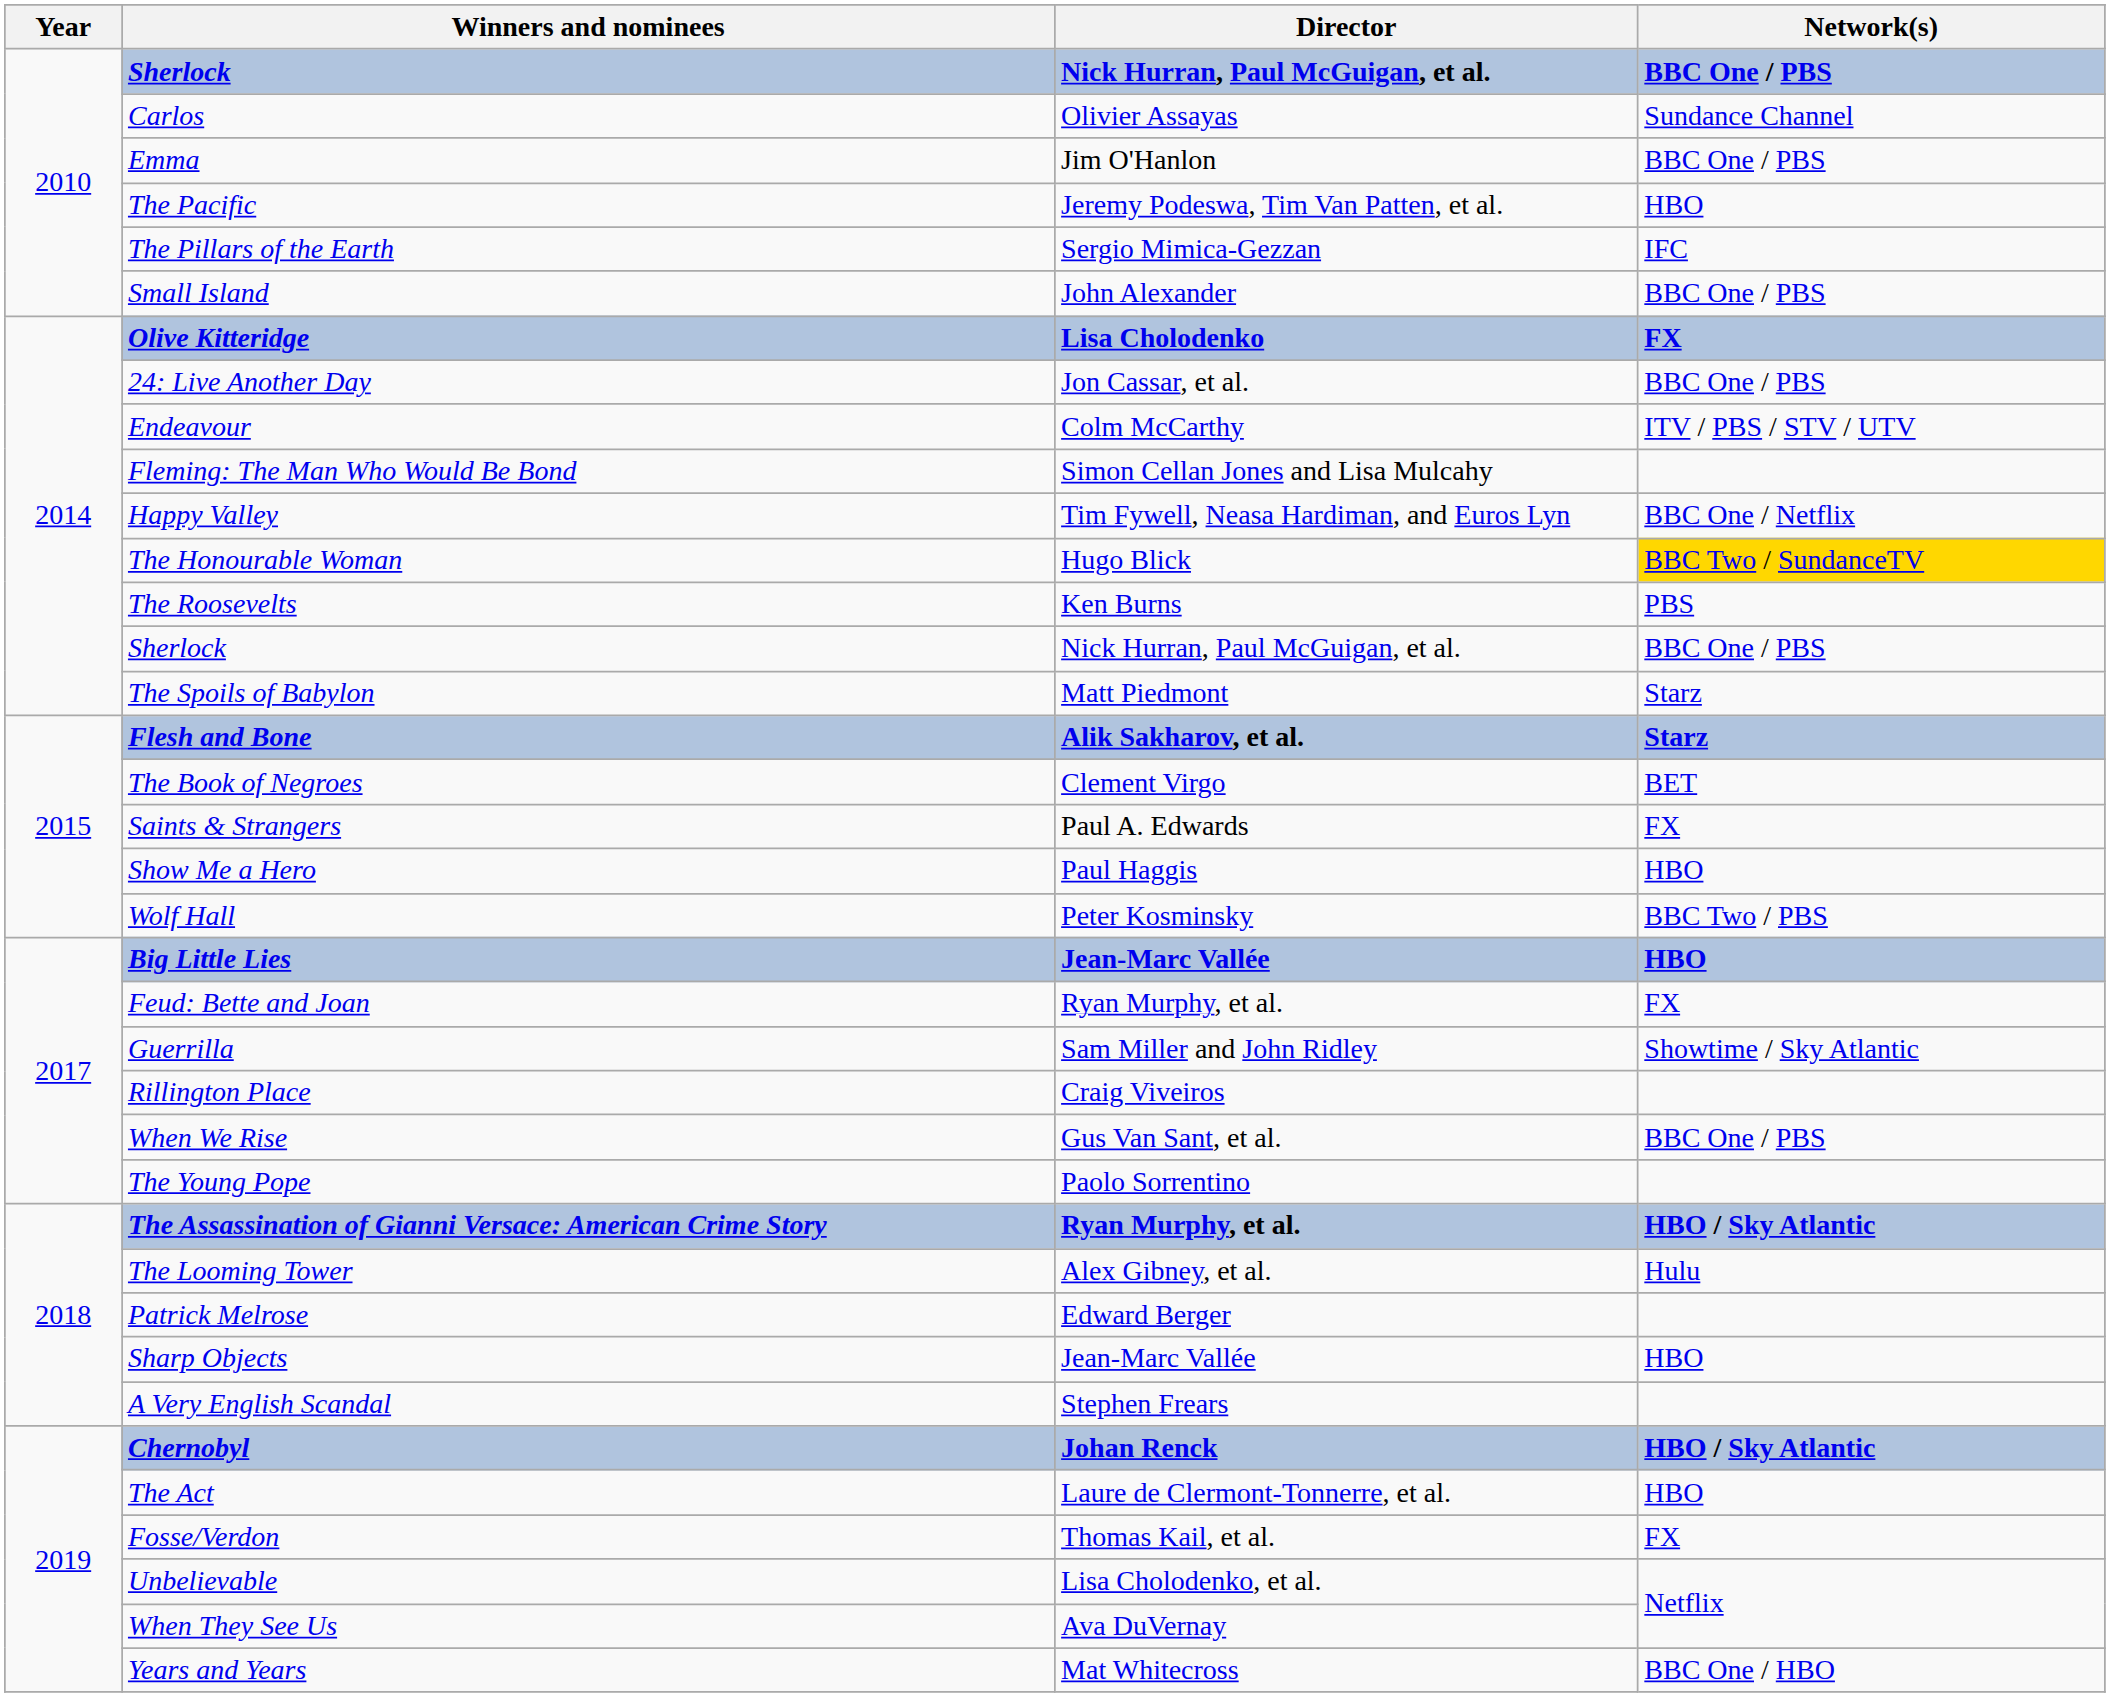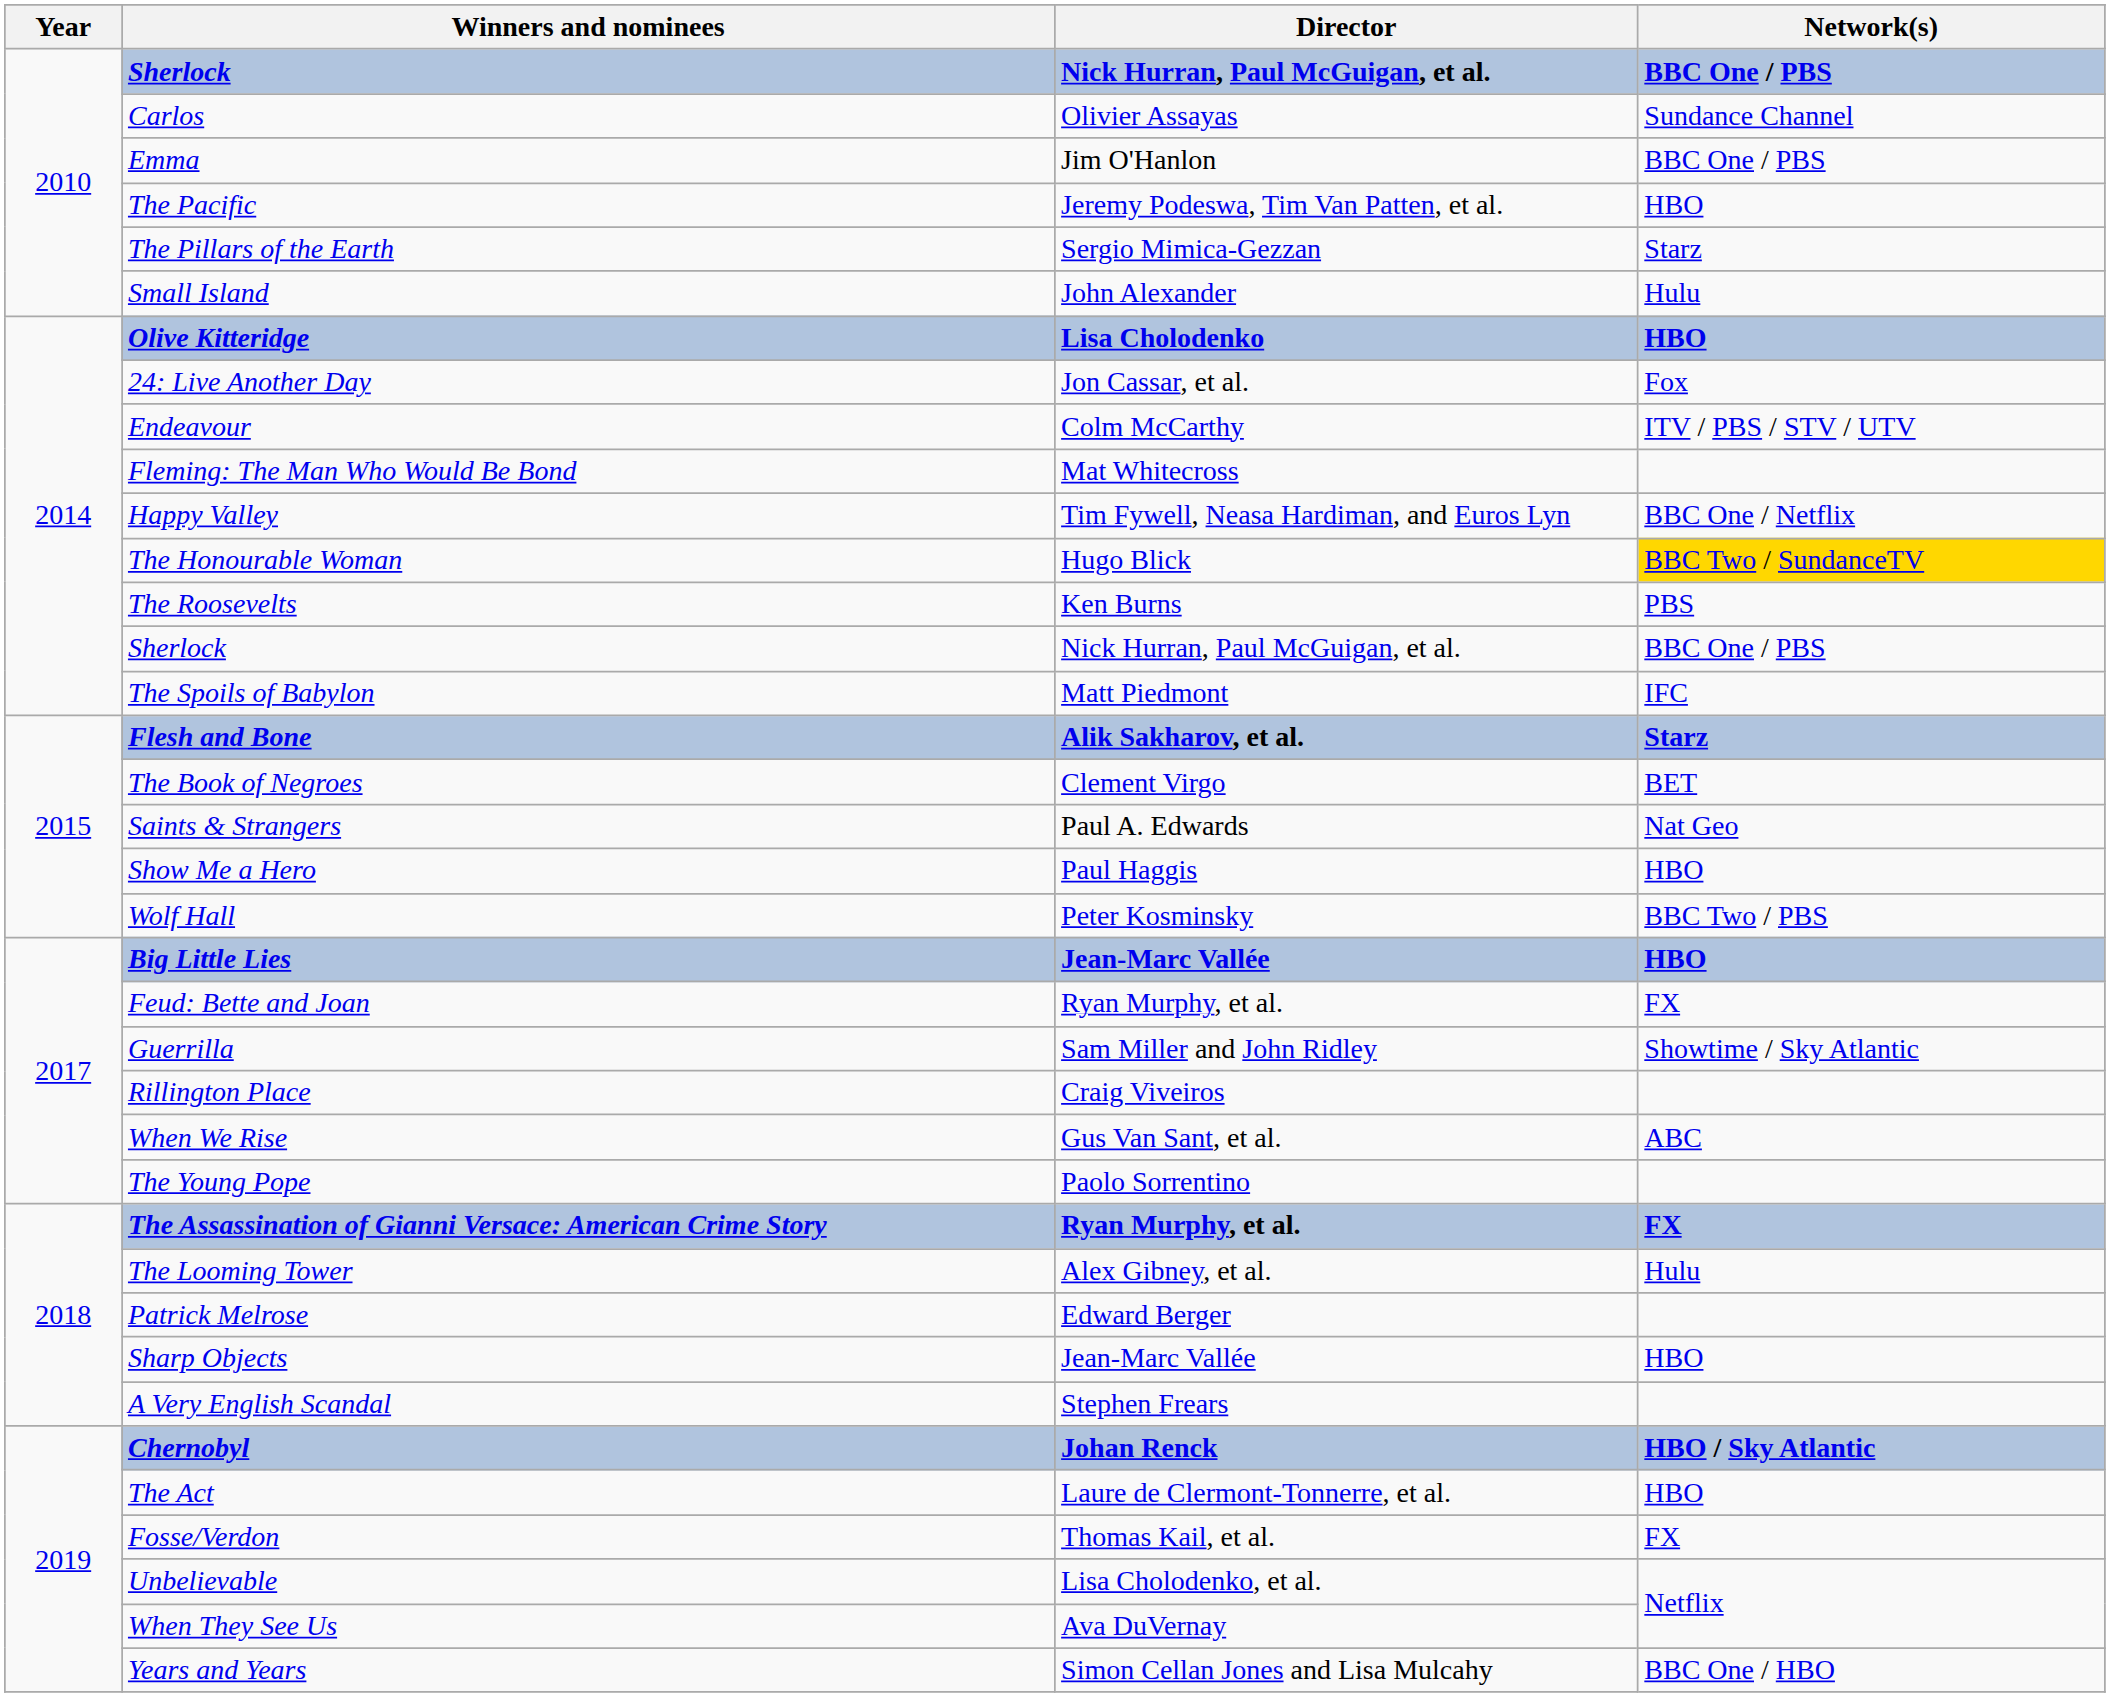(1666, 248) IFC -> (1673, 248) Starz
(1735, 293) BBC One / PBS -> (1672, 293) Hulu
(1663, 337) FX -> (1675, 337) HBO
(1735, 381) BBC One / PBS -> (1666, 381) Fox
(1277, 470) Simon Cellan Jones and Lisa Mulcahy -> (1150, 470) Mat Whitecross
(1673, 692) Starz -> (1666, 692) IFC
(1662, 826) FX -> (1691, 826) Nat Geo
(1735, 1136) BBC One / PBS -> (1673, 1136) ABC
(1760, 1225) HBO / Sky Atlantic -> (1663, 1225) FX
(1150, 1669) Mat Whitecross -> (1277, 1669) Simon Cellan Jones and Lisa Mulcahy
